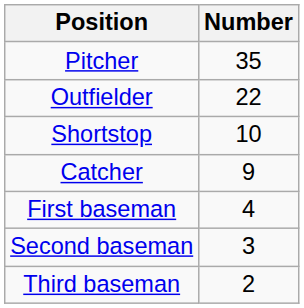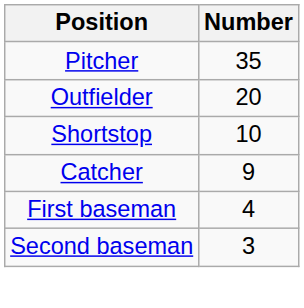(248, 97) 22 -> (248, 97) 20
- row: (102, 284)
